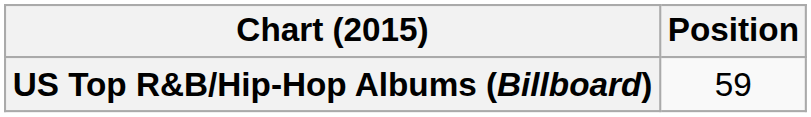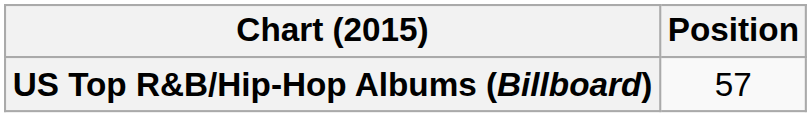(733, 83) 59 -> (733, 83) 57
